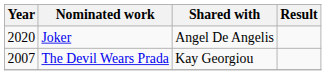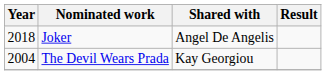(21, 37) 2020 -> (21, 37) 2018
(21, 59) 2007 -> (21, 59) 2004
